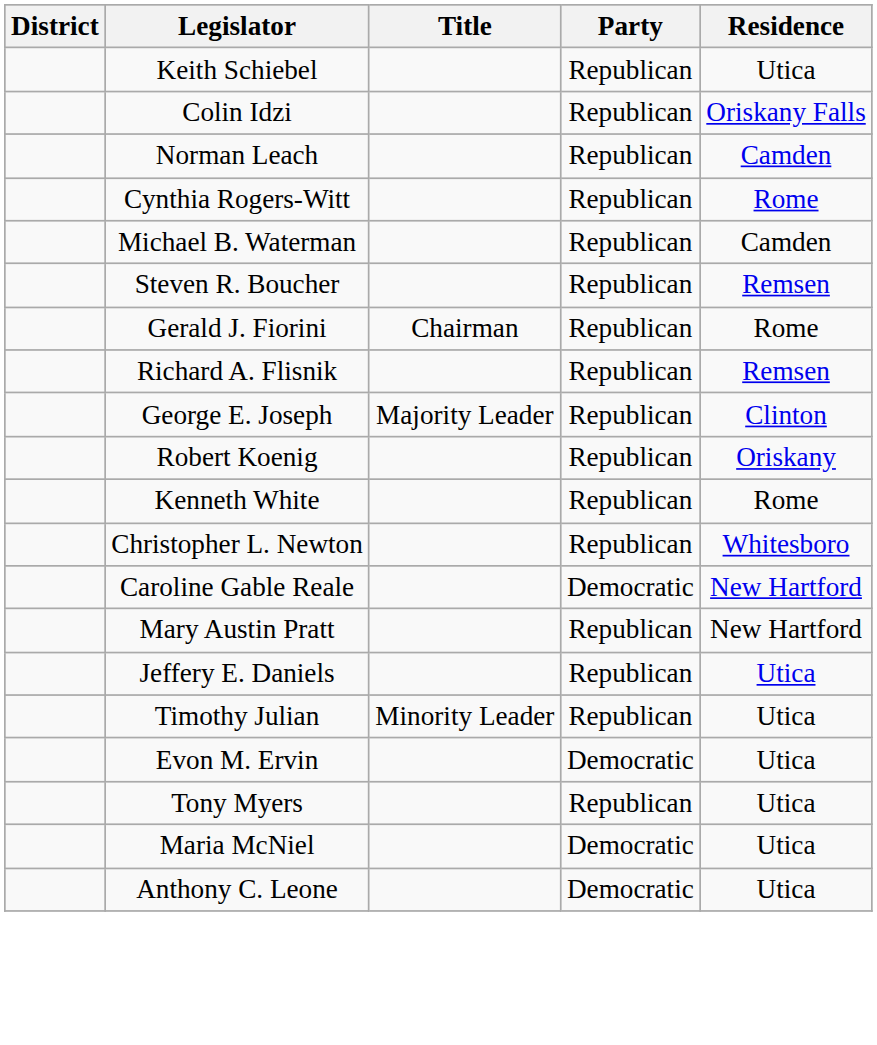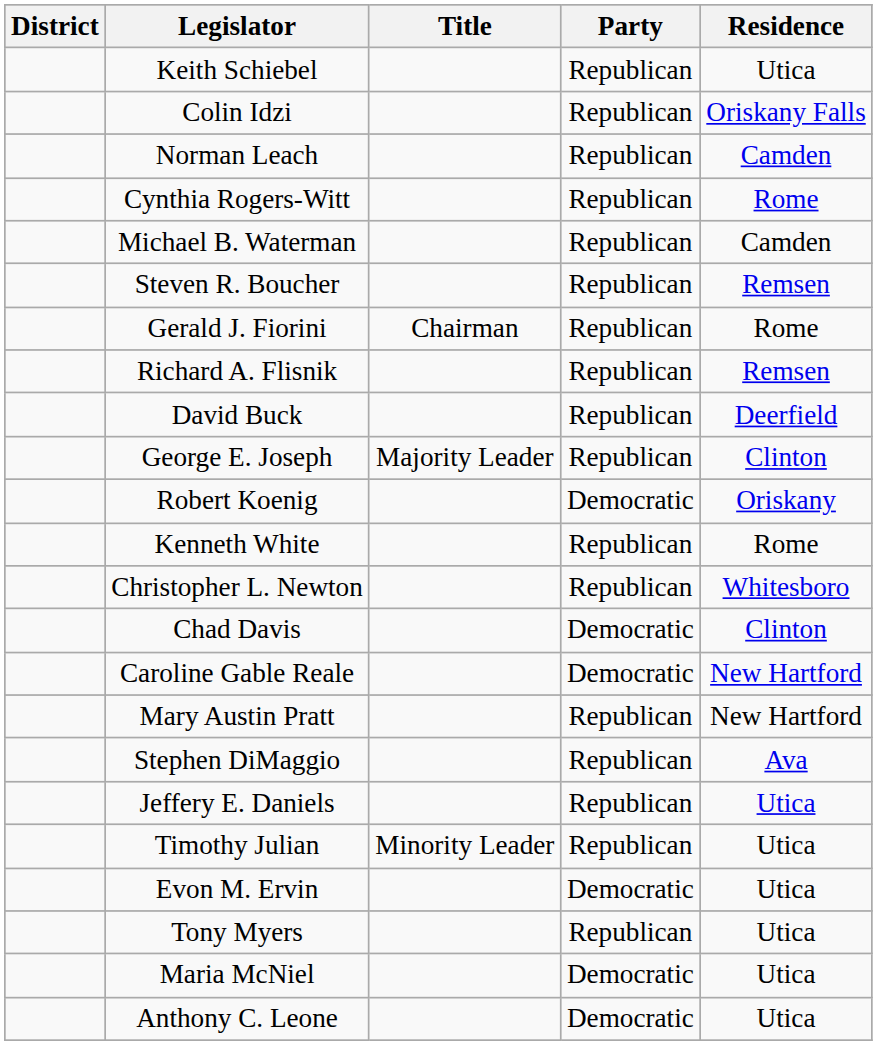+ row: (237, 414)
(630, 457) Republican -> (630, 500) Democratic
+ row: (237, 629)
+ row: (237, 759)
